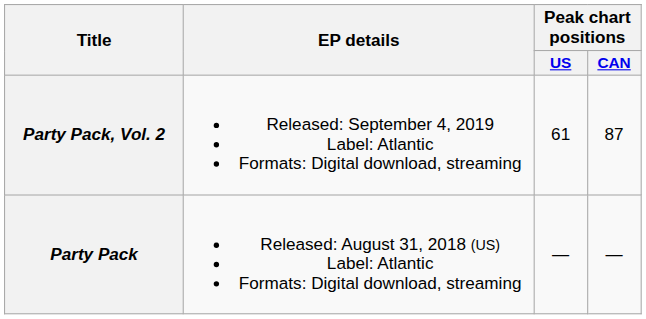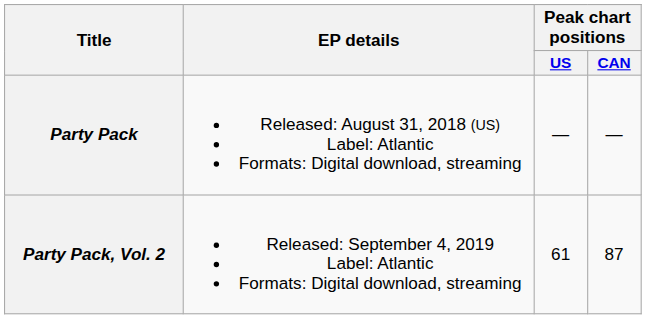rows swapped: (94, 254) <-> (94, 134)
